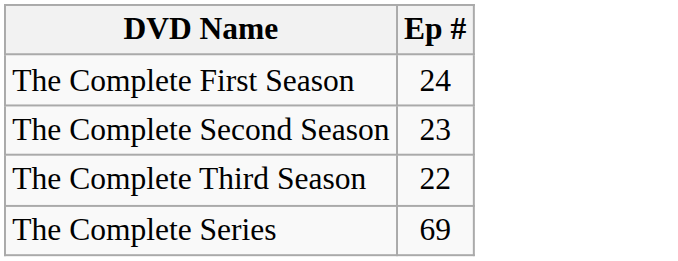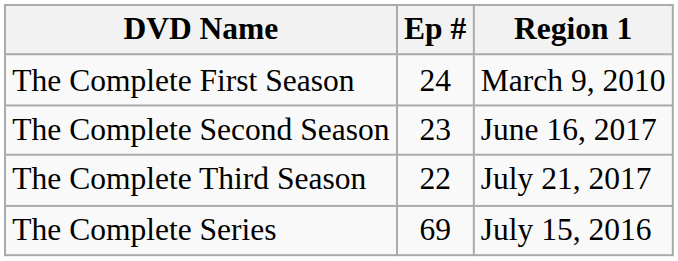+ column: (573, 29)
